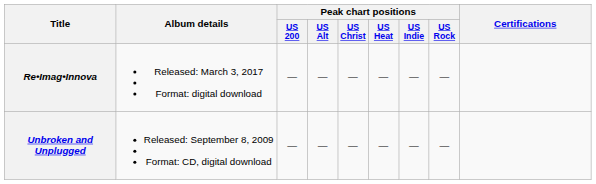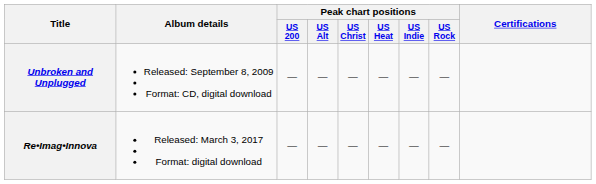rows swapped: (60, 145) <-> (60, 77)
